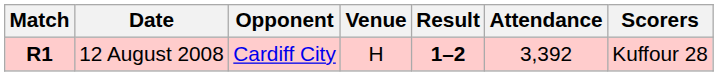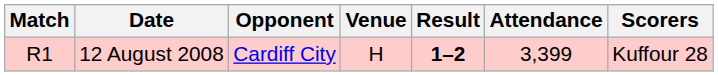(39, 53) bold -> (39, 53) normal
(546, 53) 3,392 -> (546, 53) 3,399
